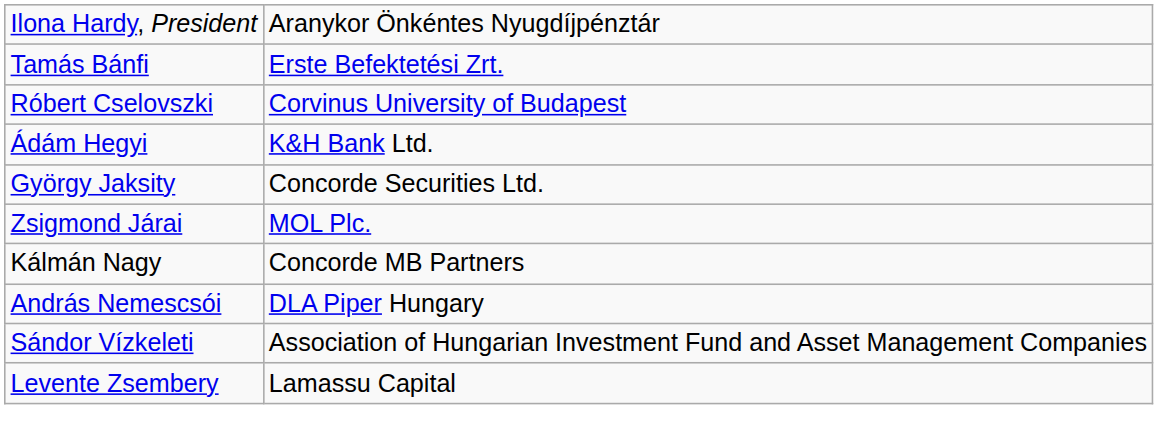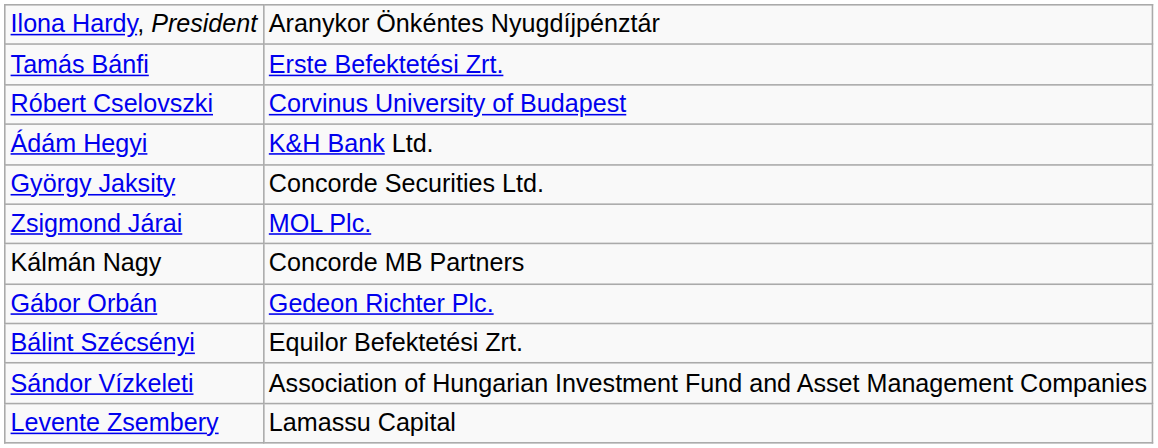- row: (116, 303)
+ row: (84, 303)
+ row: (103, 343)
